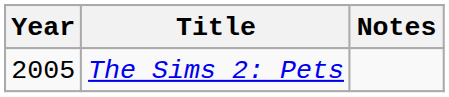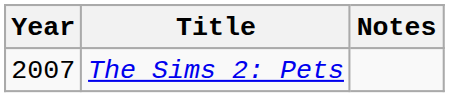(43, 70) 2005 -> (43, 70) 2007
